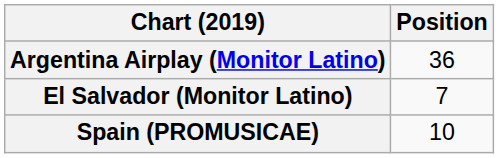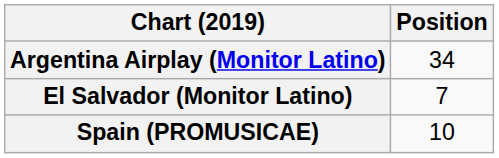(442, 59) 36 -> (442, 59) 34
